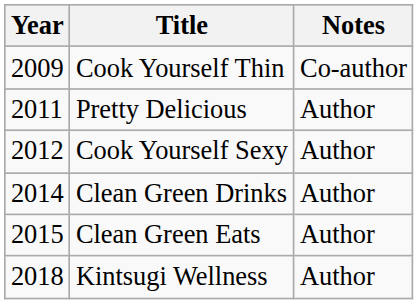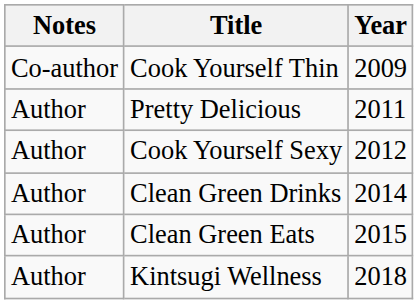columns swapped: (37, 25) <-> (354, 25)
